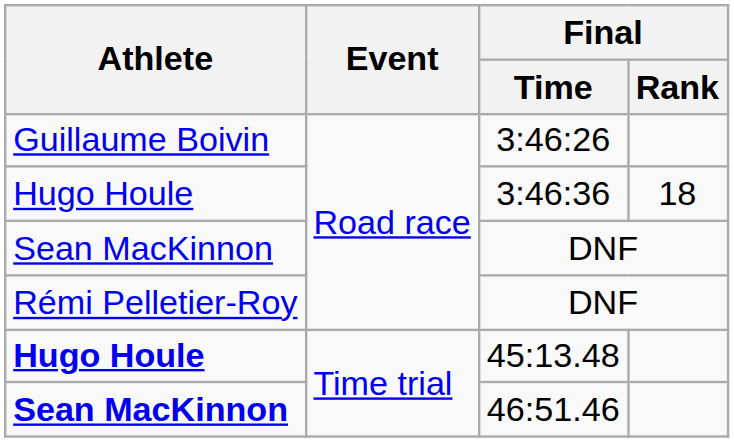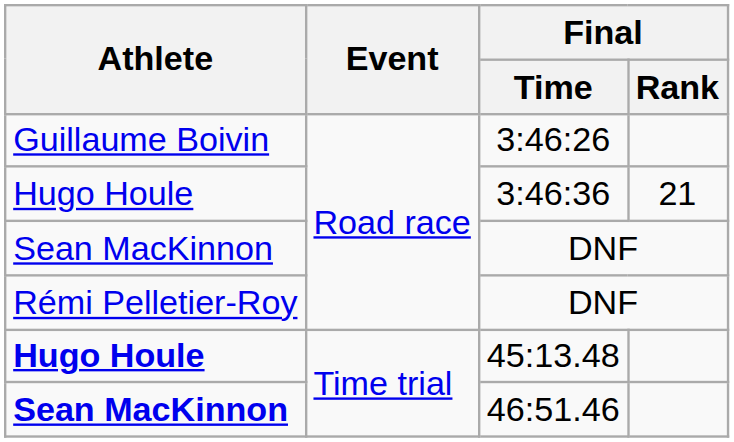(677, 194) 18 -> (677, 194) 21
